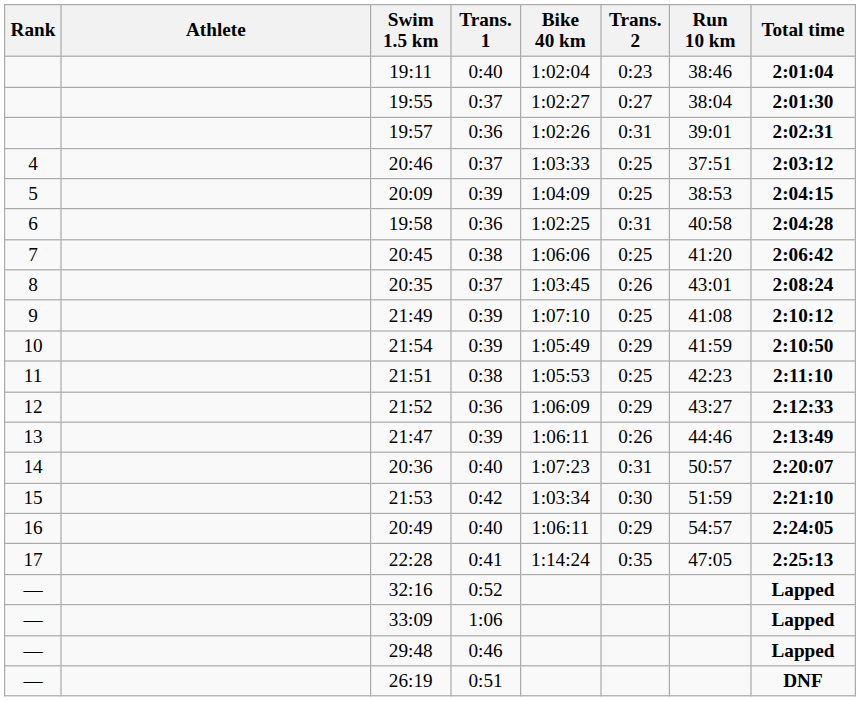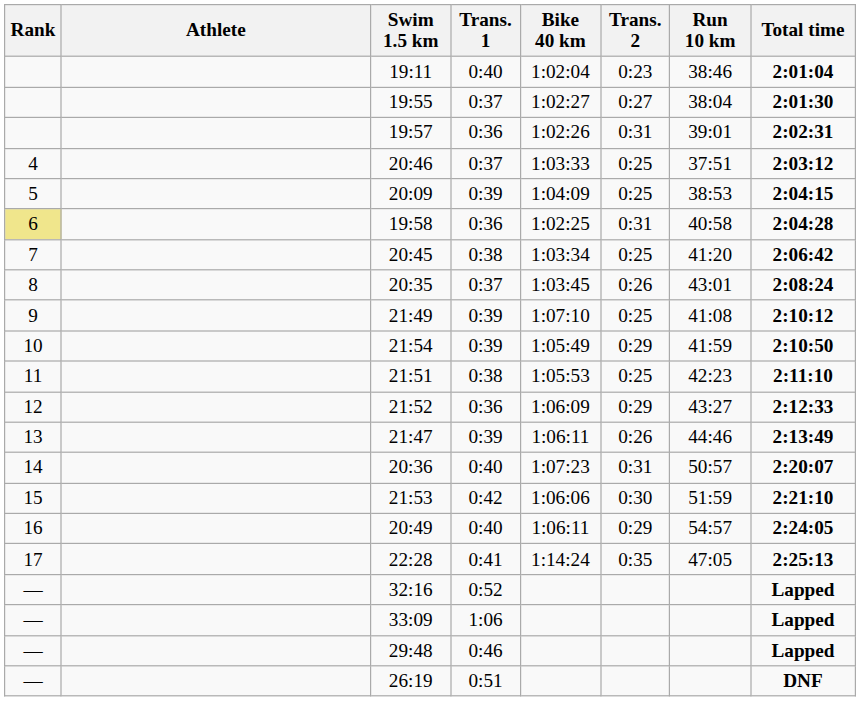(33, 224) no background -> (33, 224) khaki background
(560, 254) 1:06:06 -> (560, 254) 1:03:34
(560, 498) 1:03:34 -> (560, 498) 1:06:06
